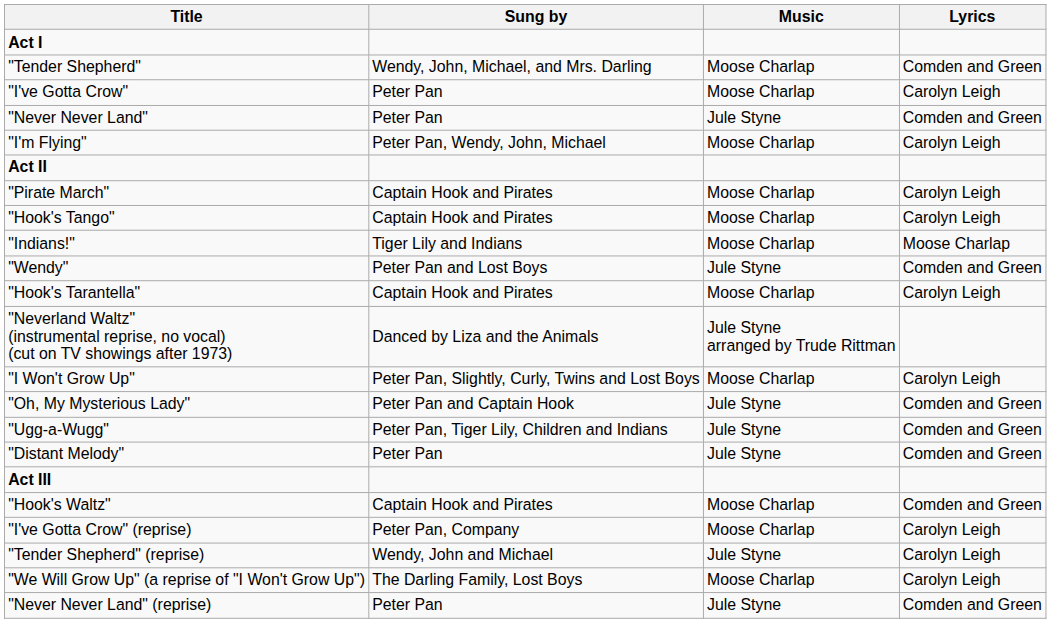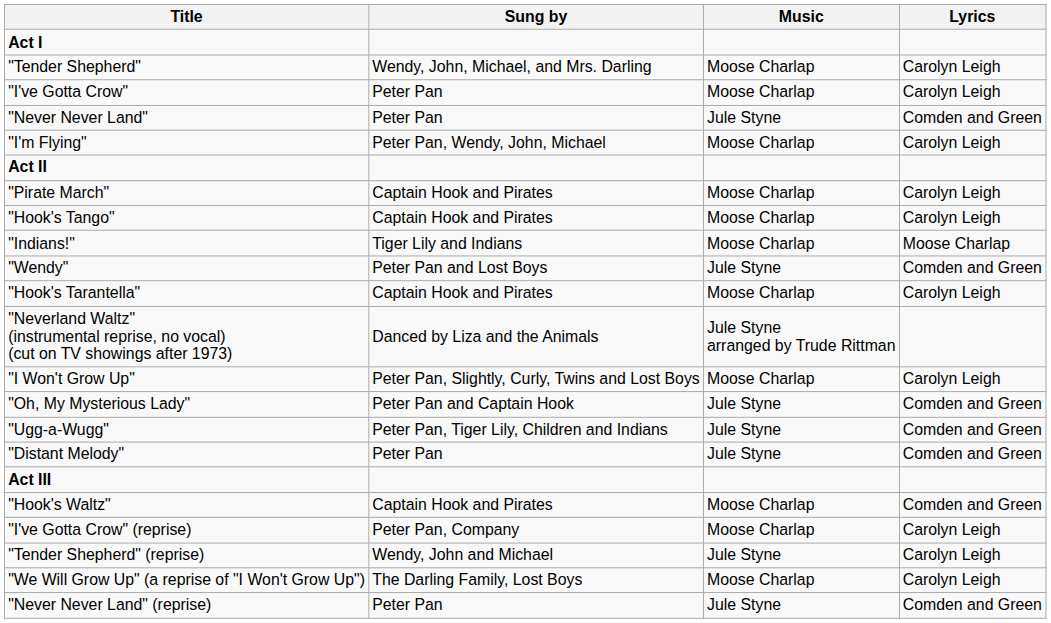(972, 67) Comden and Green -> (952, 67) Carolyn Leigh
